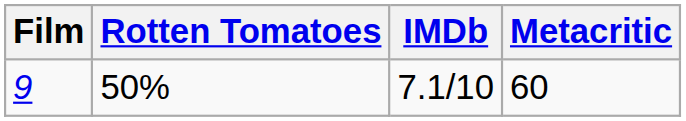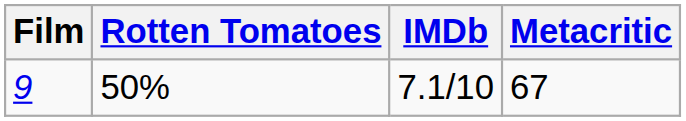(529, 87) 60 -> (529, 87) 67
